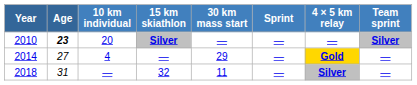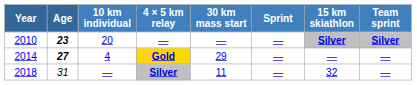columns swapped: (164, 18) <-> (332, 18)
(63, 56) normal -> (63, 56) bold
